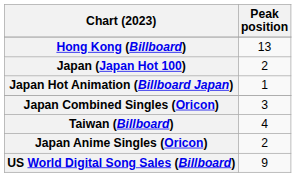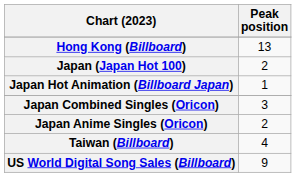rows swapped: (121, 143) <-> (121, 124)
